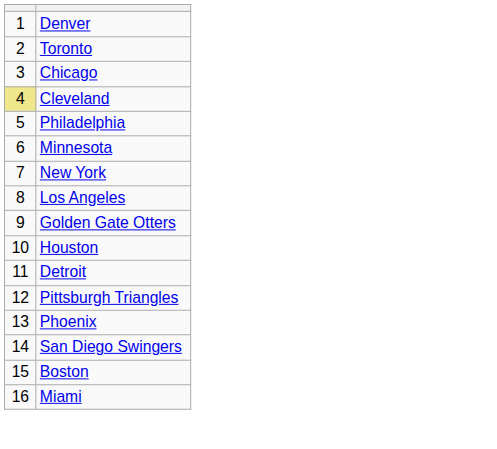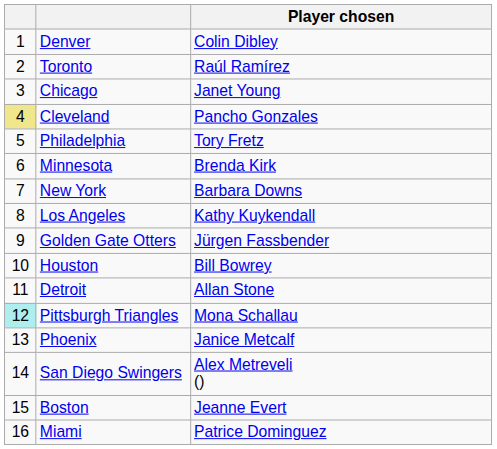+ column: (341, 16)
(20, 297) no background -> (20, 315) paleturquoise background
